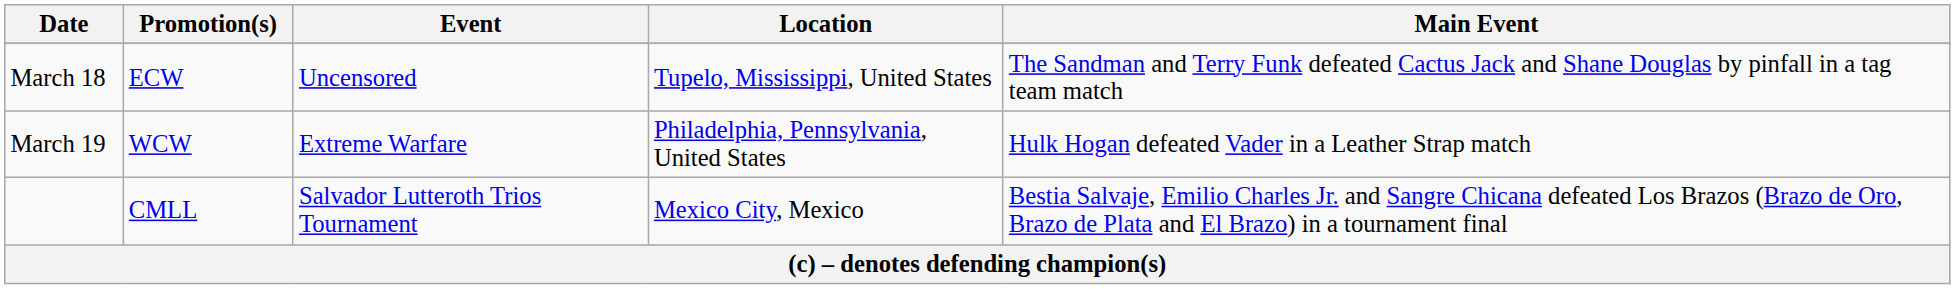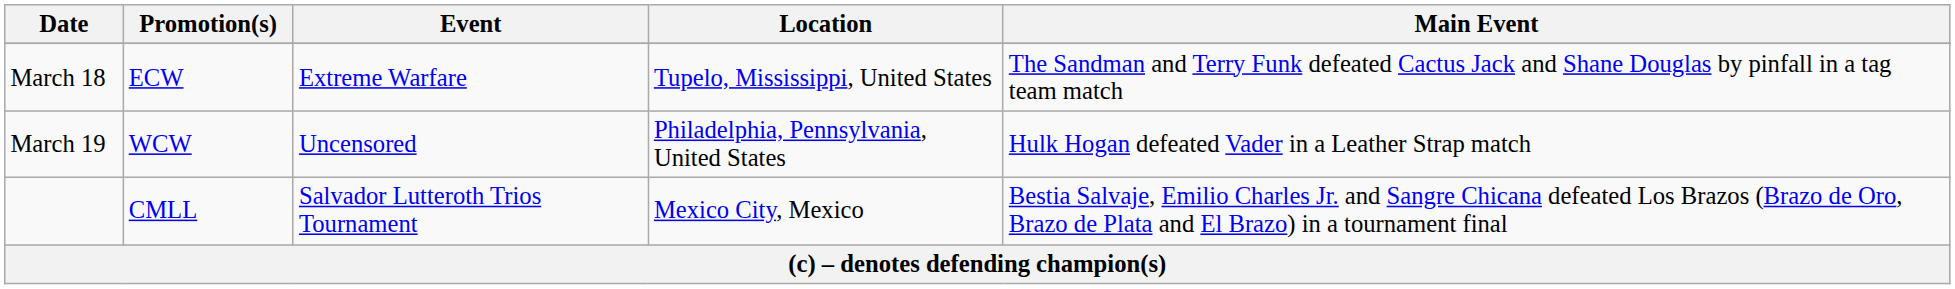(358, 76) Uncensored -> (383, 76) Extreme Warfare
(383, 143) Extreme Warfare -> (358, 143) Uncensored
